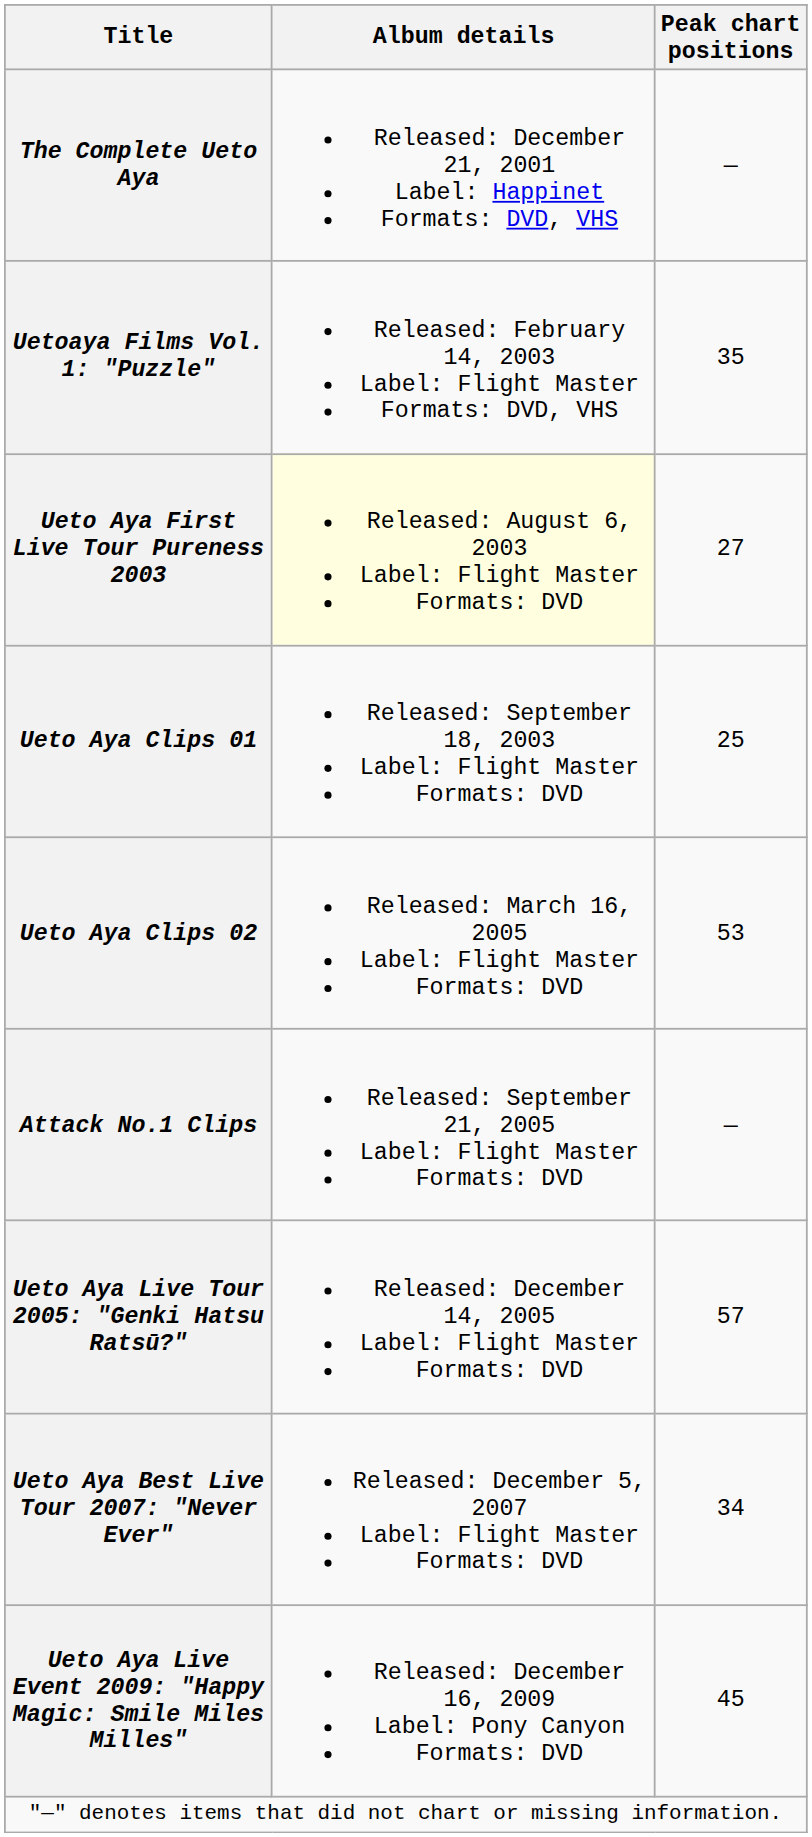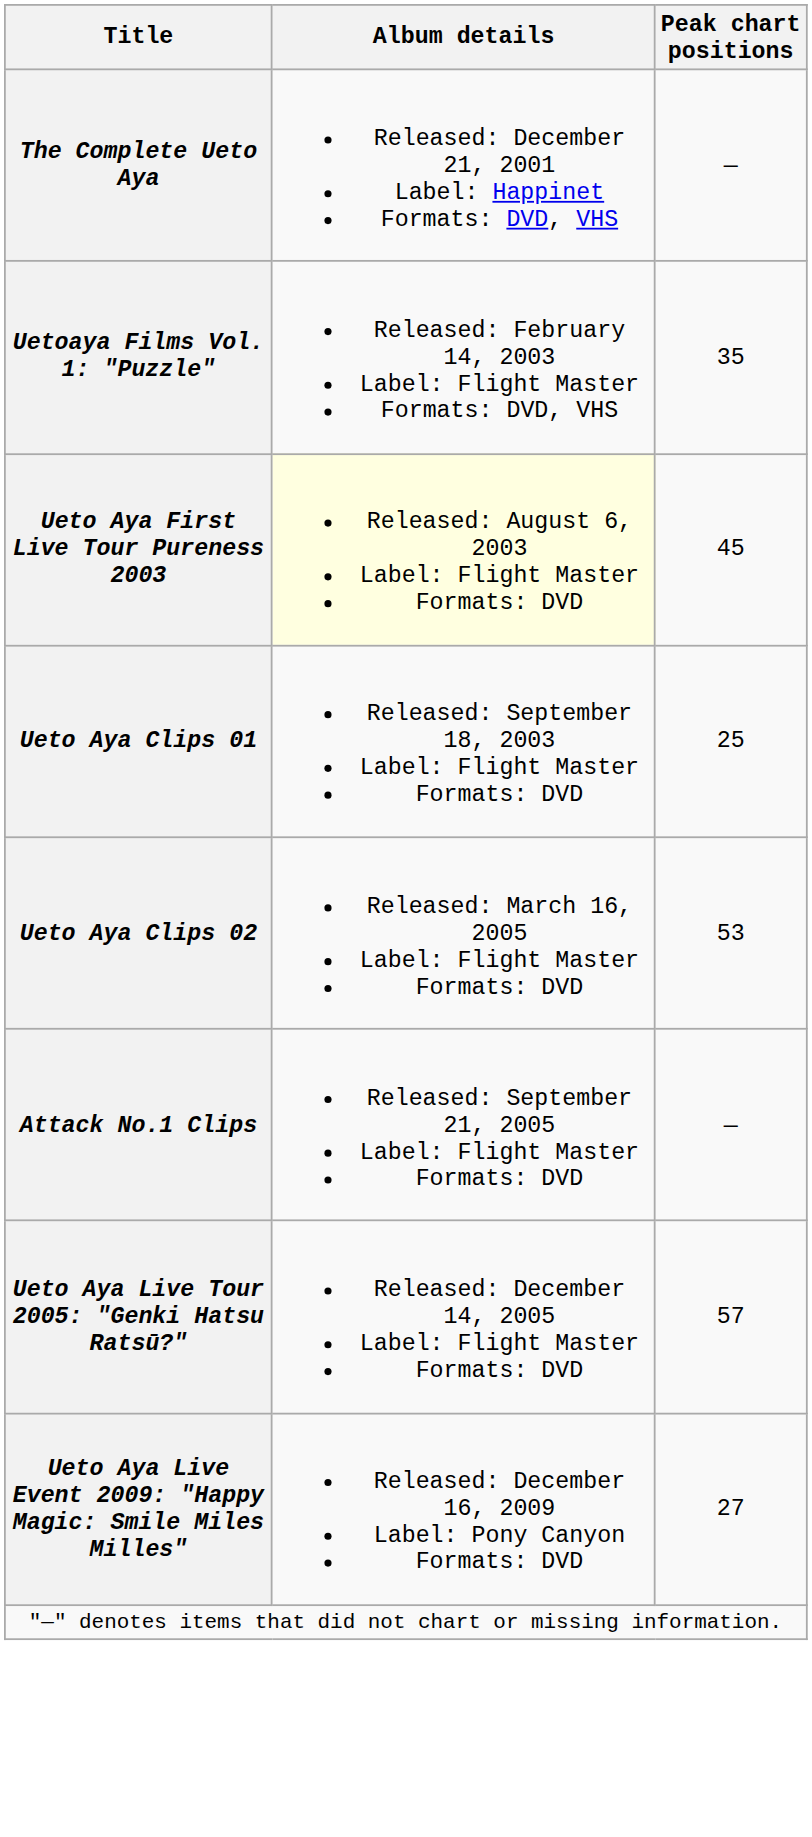(731, 549) 27 -> (731, 549) 45
- row: (138, 1509)
(731, 1701) 45 -> (731, 1509) 27
